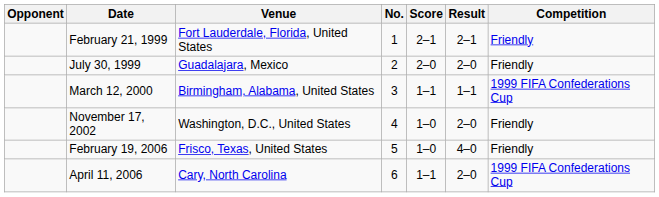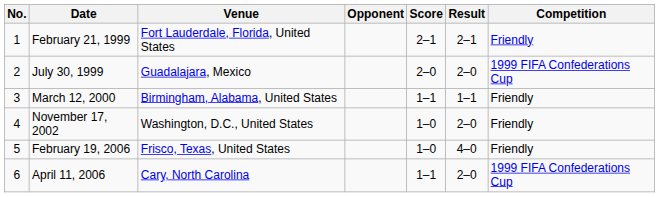columns swapped: (394, 14) <-> (35, 14)
(512, 65) Friendly -> (560, 72) 1999 FIFA Confederations Cup
(560, 91) 1999 FIFA Confederations Cup -> (512, 98) Friendly
